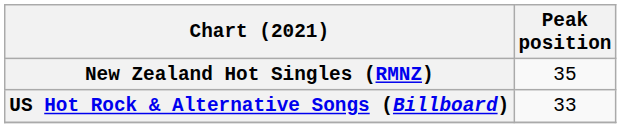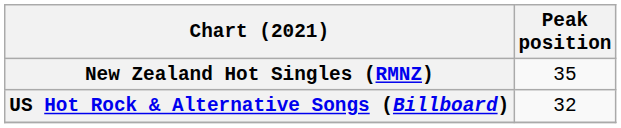(565, 106) 33 -> (565, 106) 32
